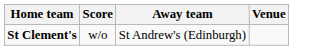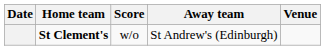+ column: (20, 14)
